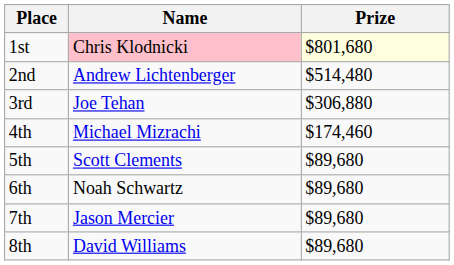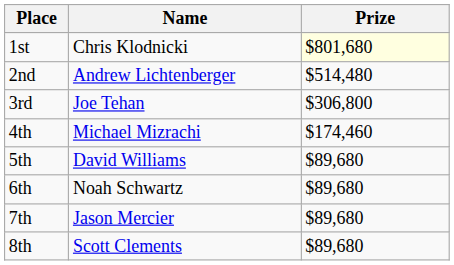(130, 47) pink background -> (130, 47) no background
(339, 103) $306,880 -> (339, 103) $306,800
(127, 160) Scott Clements -> (129, 160) David Williams
(129, 246) David Williams -> (127, 246) Scott Clements
